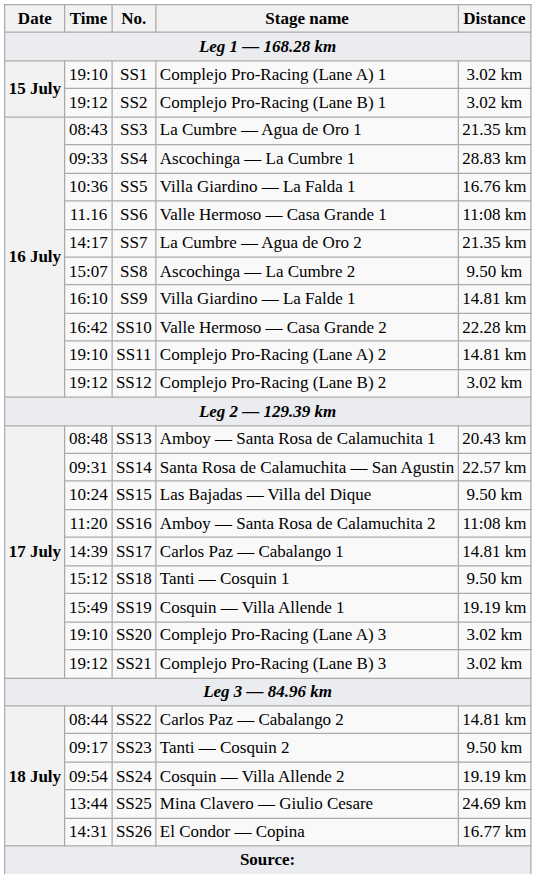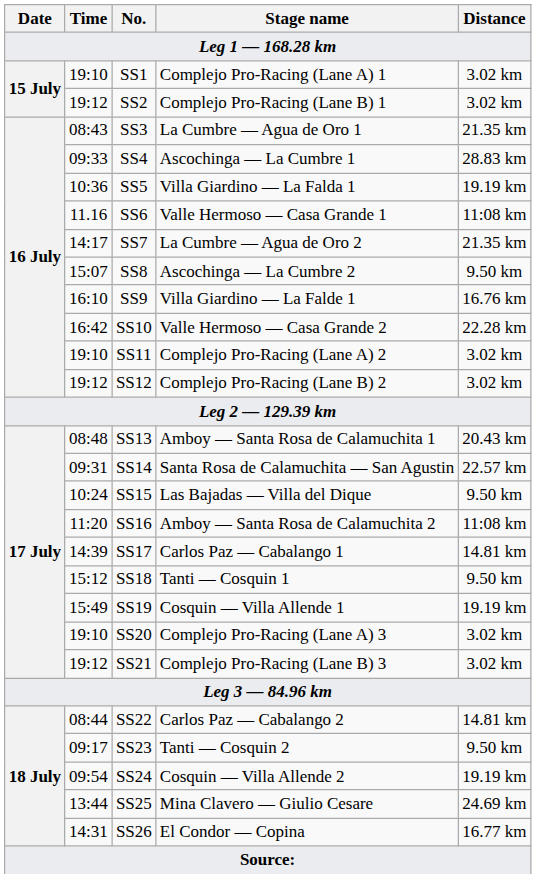(494, 186) 16.76 km -> (494, 186) 19.19 km
(494, 298) 14.81 km -> (494, 298) 16.76 km
(494, 354) 14.81 km -> (494, 354) 3.02 km
